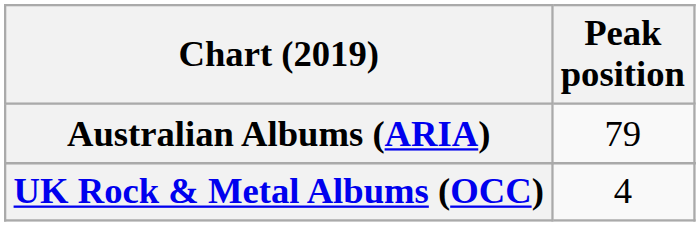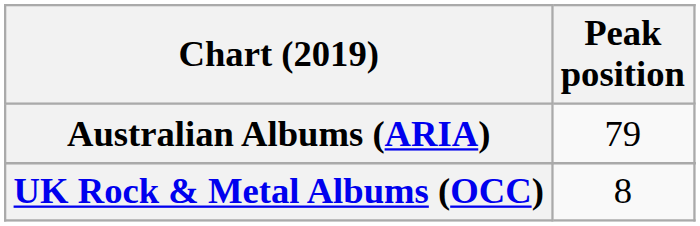(623, 190) 4 -> (623, 190) 8
